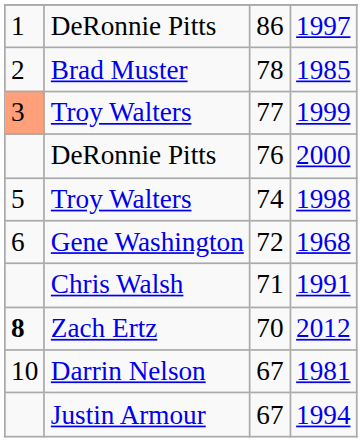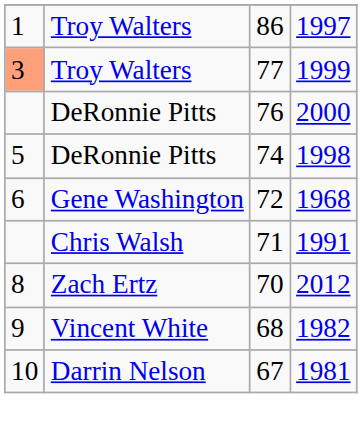(134, 26) DeRonnie Pitts -> (121, 26) Troy Walters
- row: (323, 69)
(121, 198) Troy Walters -> (134, 155) DeRonnie Pitts
(18, 328) bold -> (18, 284) normal
+ row: (323, 328)
- row: (323, 414)
